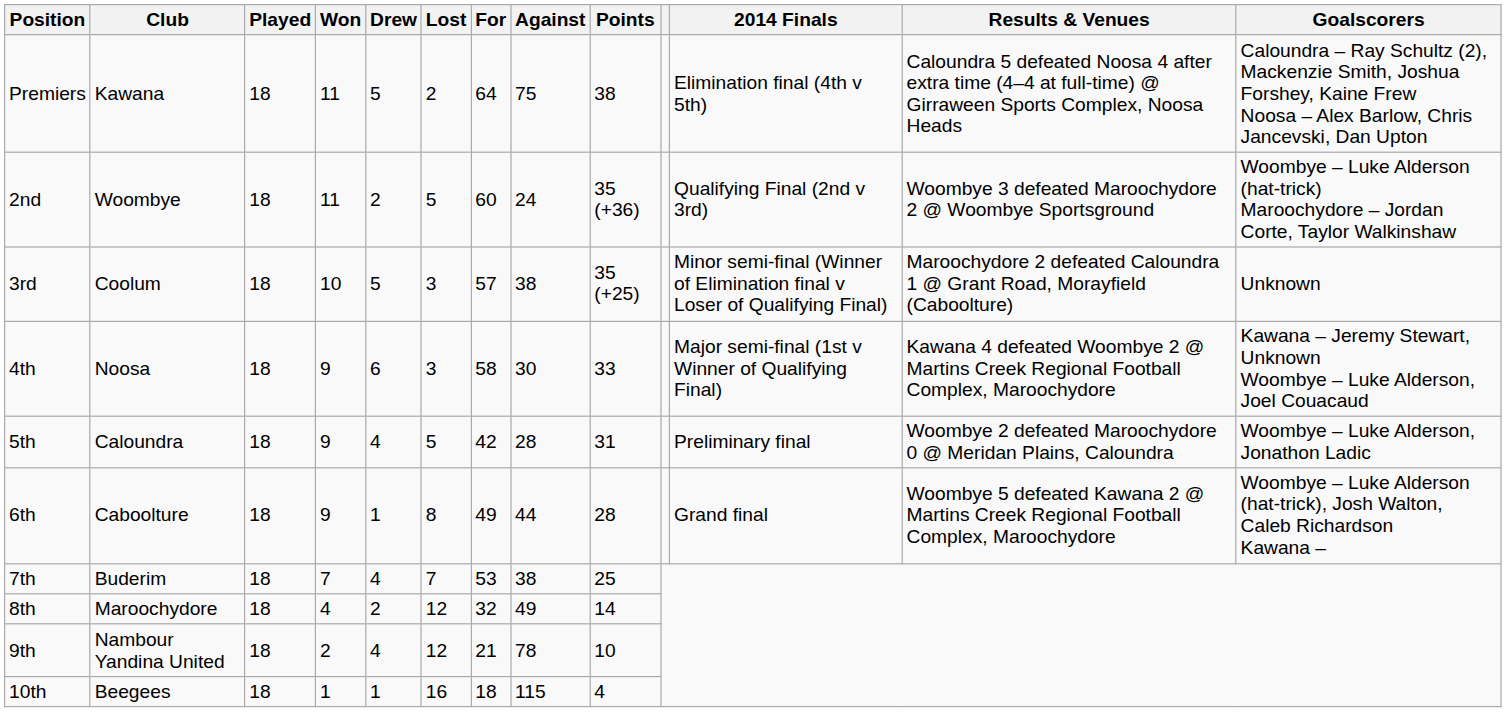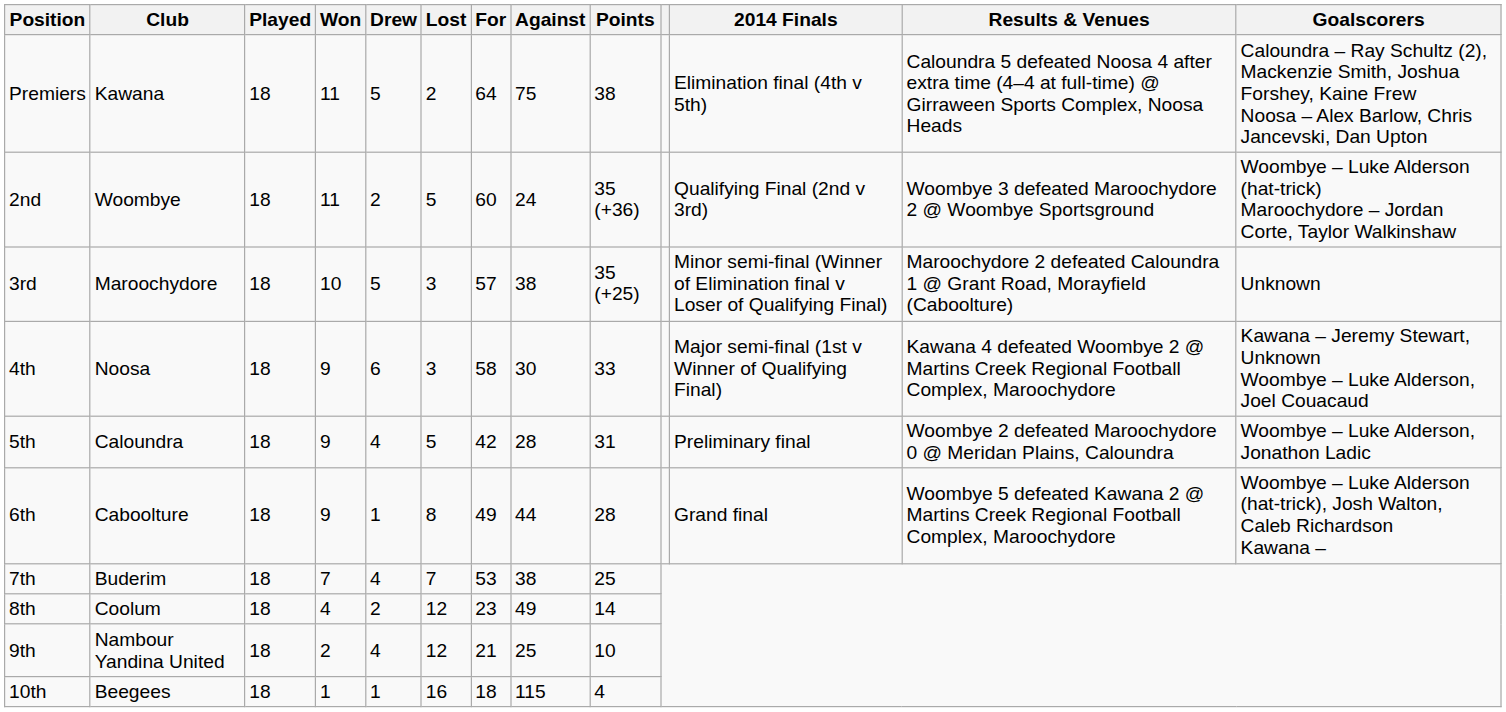(128, 283) Coolum -> (156, 283) Maroochydore
(156, 608) Maroochydore -> (128, 608) Coolum
(486, 608) 32 -> (486, 608) 23
(526, 650) 78 -> (526, 650) 25
